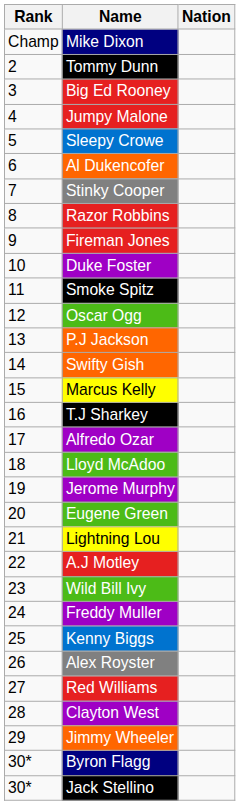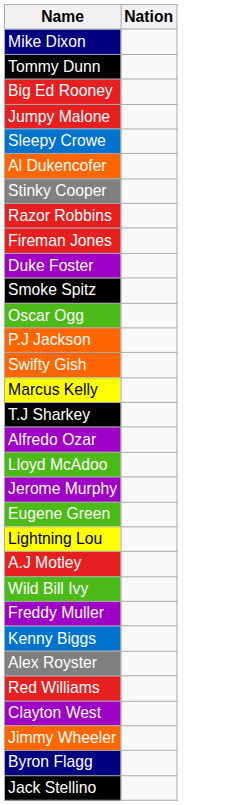- column: (33, 16)
